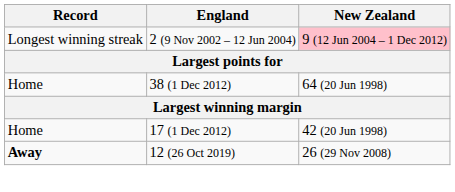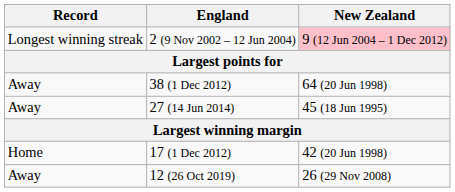(25, 84) Home -> (24, 84) Away
+ row: (192, 107)
(25, 152) bold -> (24, 175) normal
